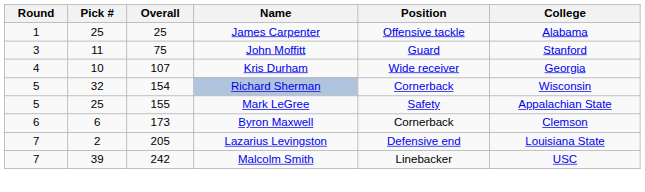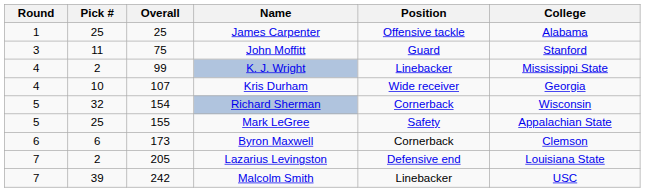+ row: (276, 68)
